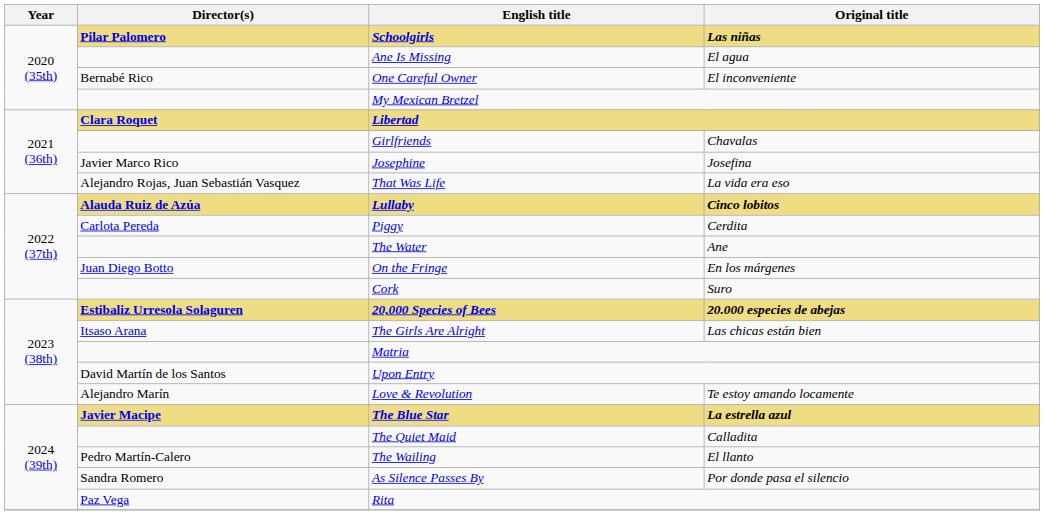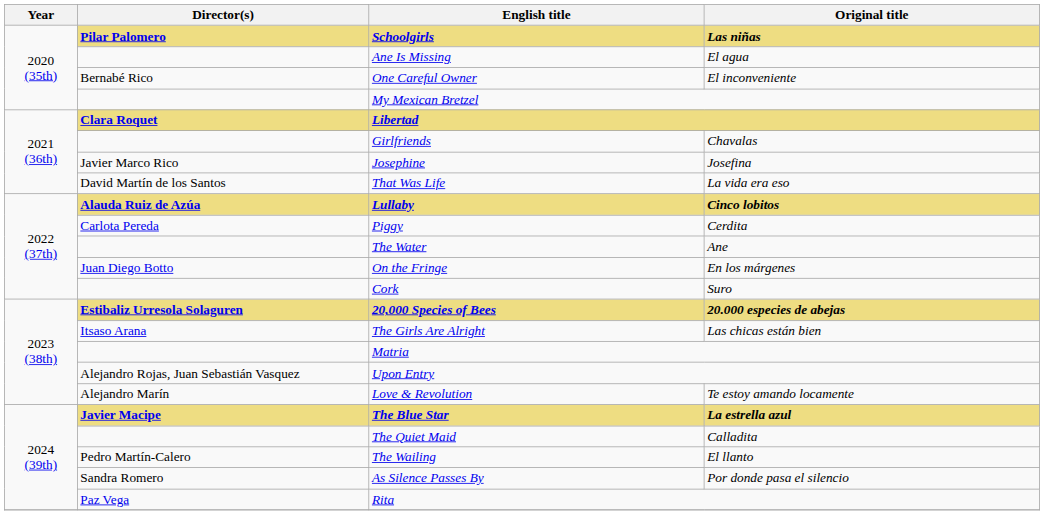(190, 183) Alejandro Rojas, Juan Sebastián Vasquez -> (153, 183) David Martín de los Santos
(153, 373) David Martín de los Santos -> (190, 373) Alejandro Rojas, Juan Sebastián Vasquez
